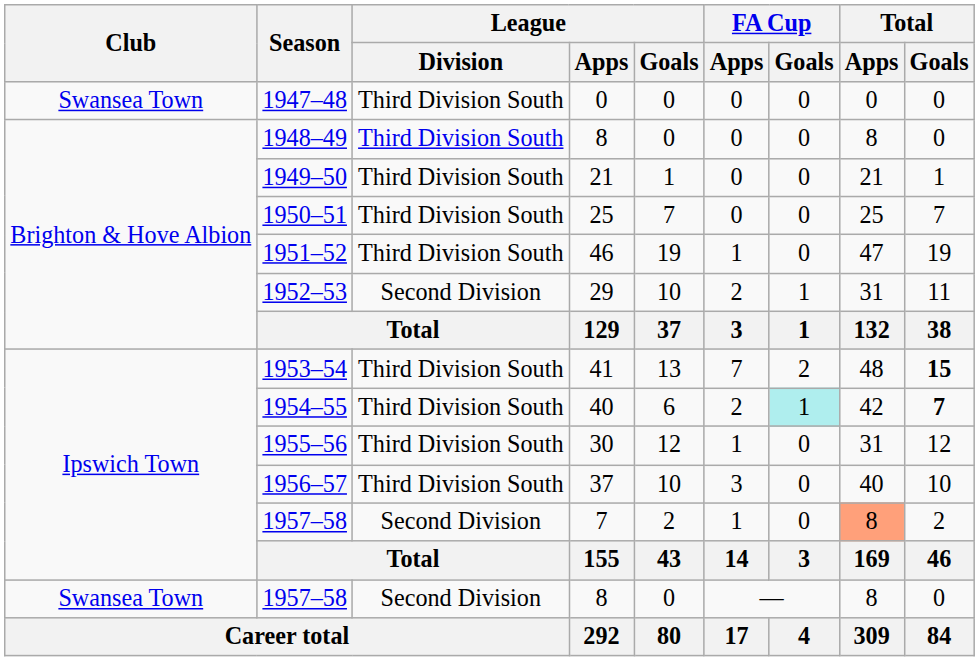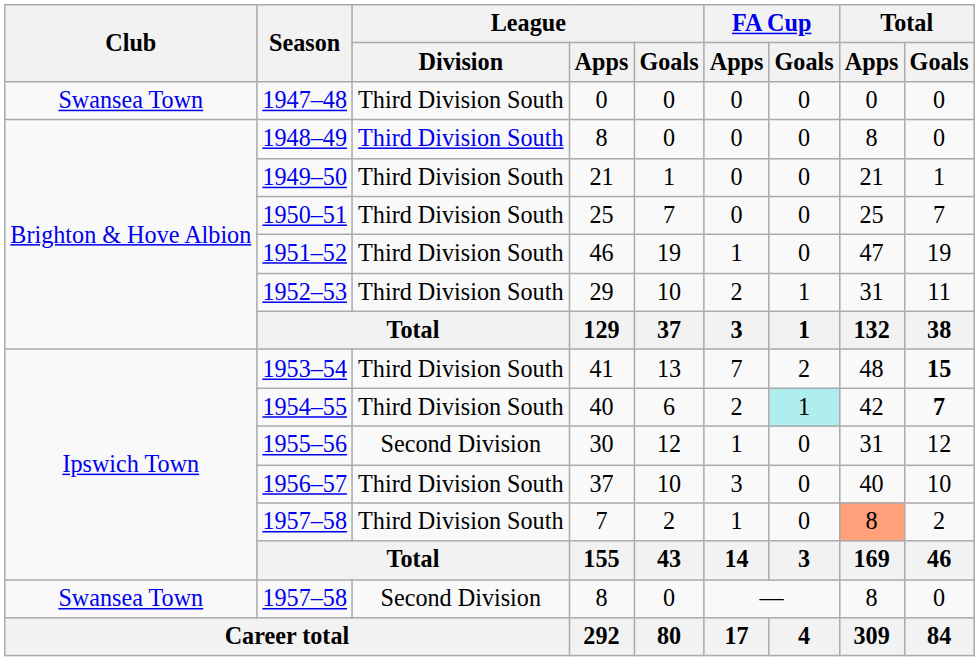(461, 291) Second Division -> (461, 291) Third Division South
(461, 445) Third Division South -> (461, 445) Second Division
(461, 521) Second Division -> (461, 521) Third Division South
